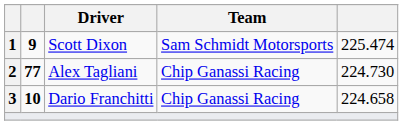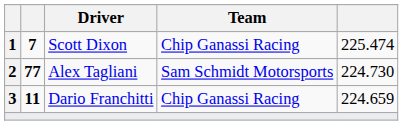(32, 45) 9 -> (32, 45) 7
(247, 45) Sam Schmidt Motorsports -> (230, 45) Chip Ganassi Racing
(230, 72) Chip Ganassi Racing -> (247, 72) Sam Schmidt Motorsports
(32, 99) 10 -> (32, 99) 11
(368, 99) 224.658 -> (368, 99) 224.659
